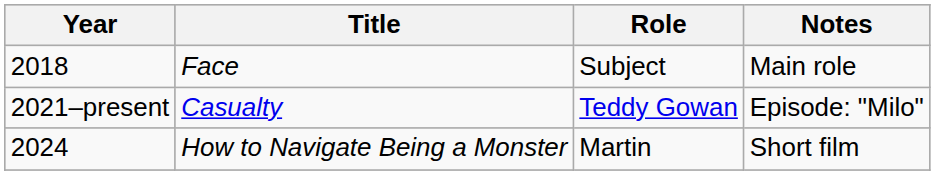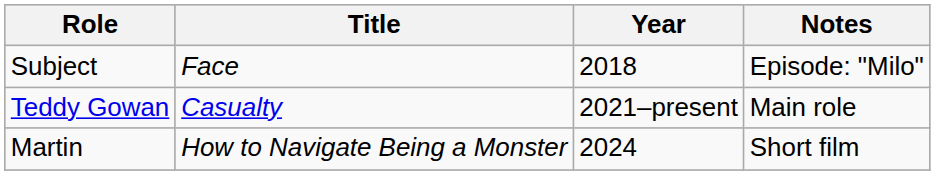columns swapped: (90, 25) <-> (659, 25)
(803, 66) Main role -> (837, 66) Episode: "Milo"
(837, 107) Episode: "Milo" -> (803, 107) Main role
